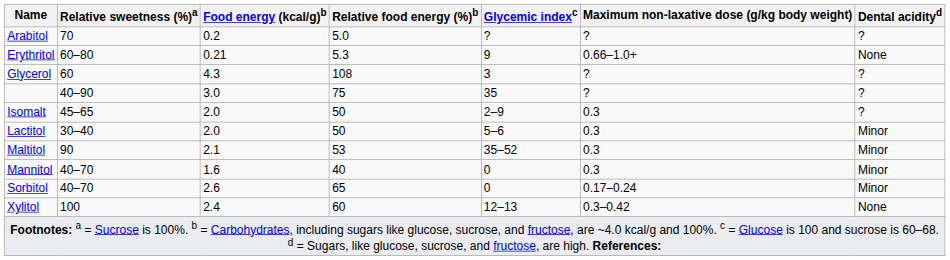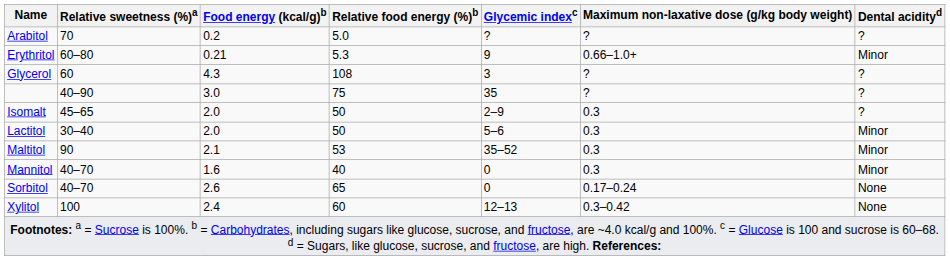(872, 55) None -> (873, 55) Minor
(873, 188) Minor -> (872, 188) None
